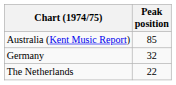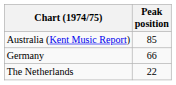(152, 55) 32 -> (152, 55) 66
